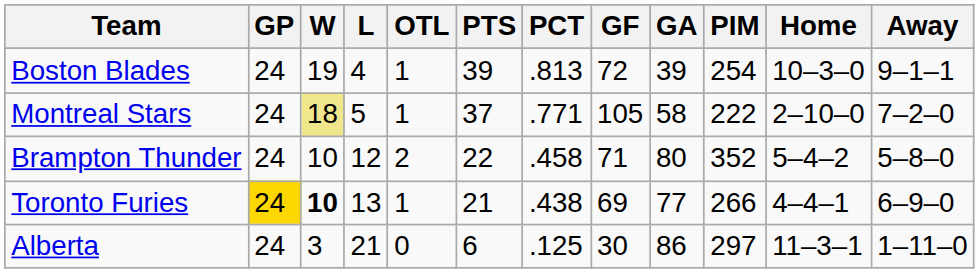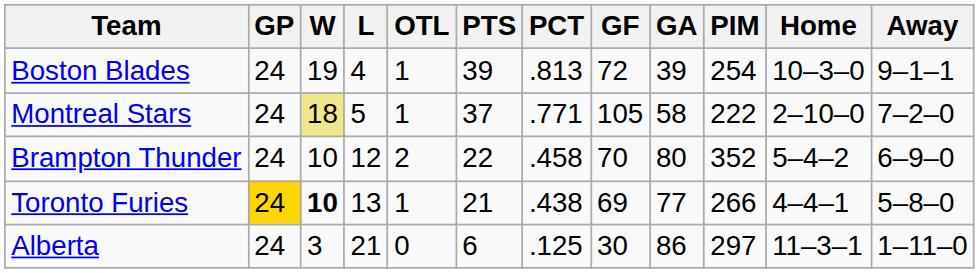(612, 158) 71 -> (612, 158) 70
(916, 158) 5–8–0 -> (916, 158) 6–9–0
(916, 202) 6–9–0 -> (916, 202) 5–8–0
